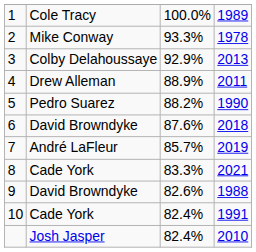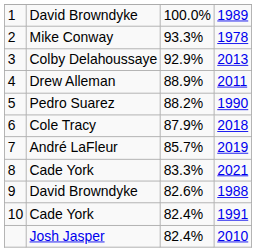(63, 15) Cole Tracy -> (84, 15) David Browndyke
(84, 125) David Browndyke -> (63, 125) Cole Tracy
(183, 125) 87.6% -> (183, 125) 87.9%
